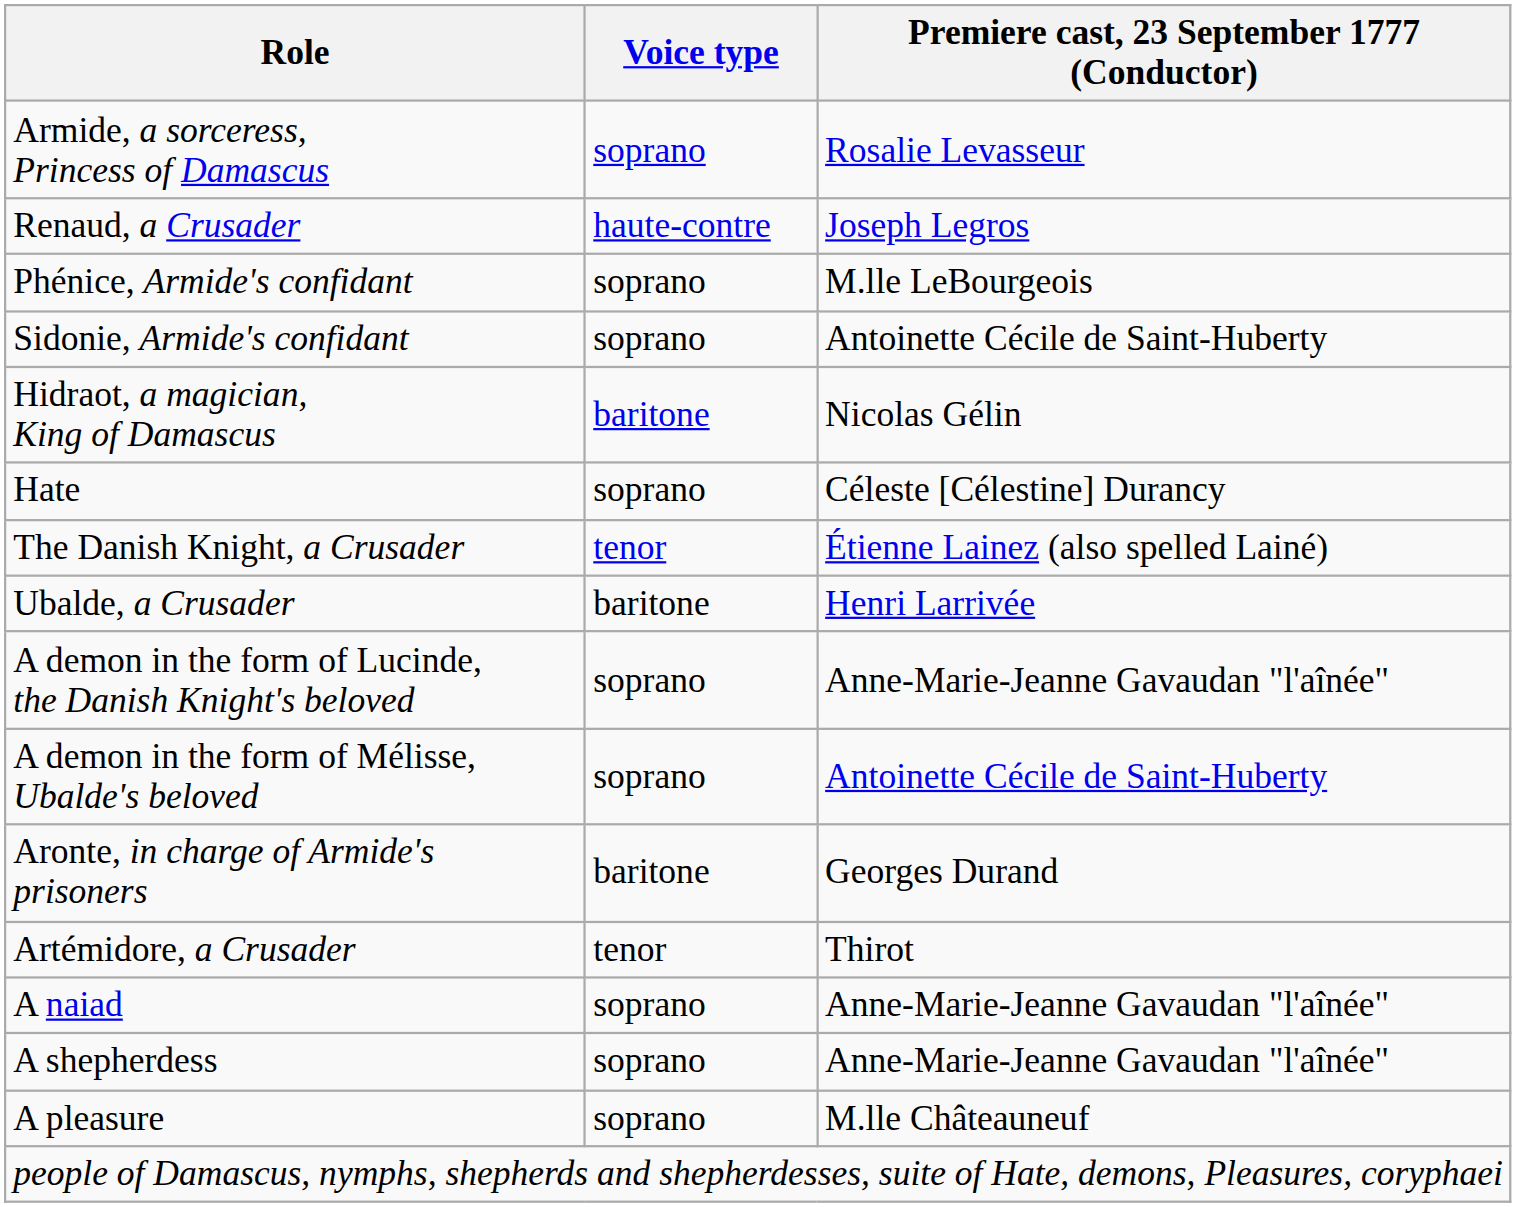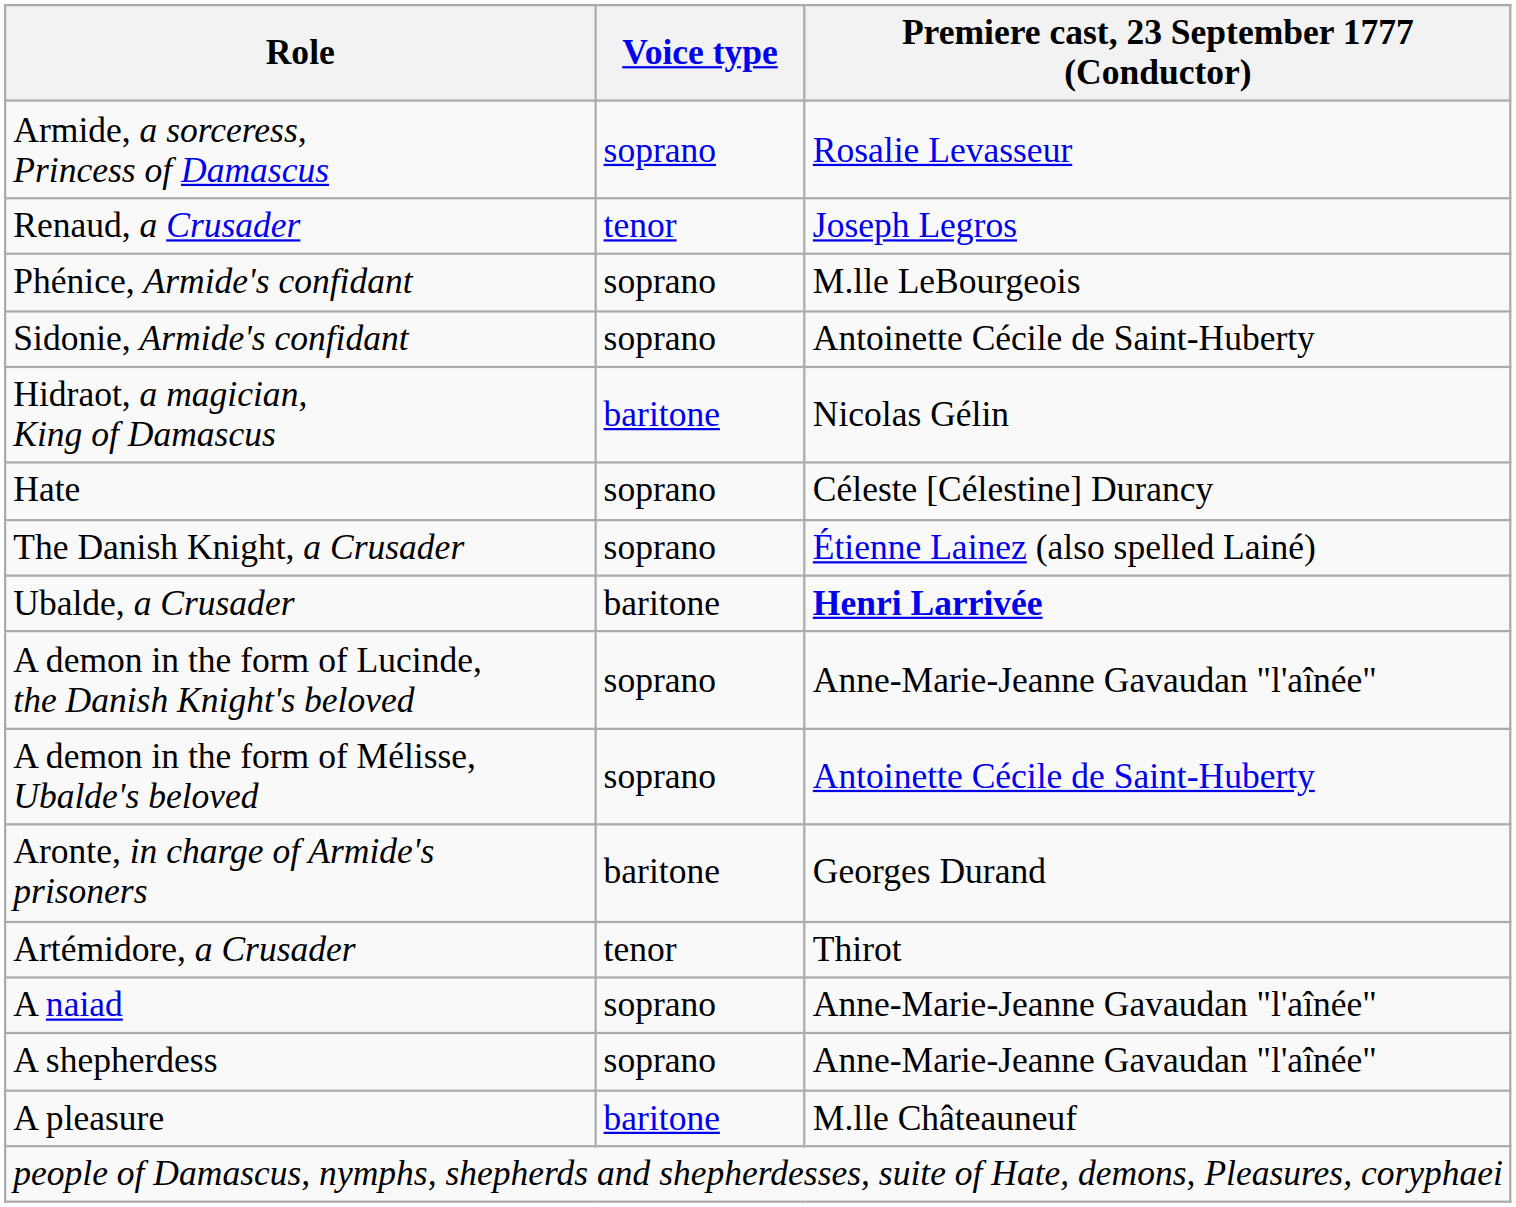(682, 225) haute-contre -> (640, 225) tenor
(630, 546) tenor -> (660, 546) soprano
(930, 603) normal -> (928, 603) bold
(649, 1117) soprano -> (662, 1117) baritone
